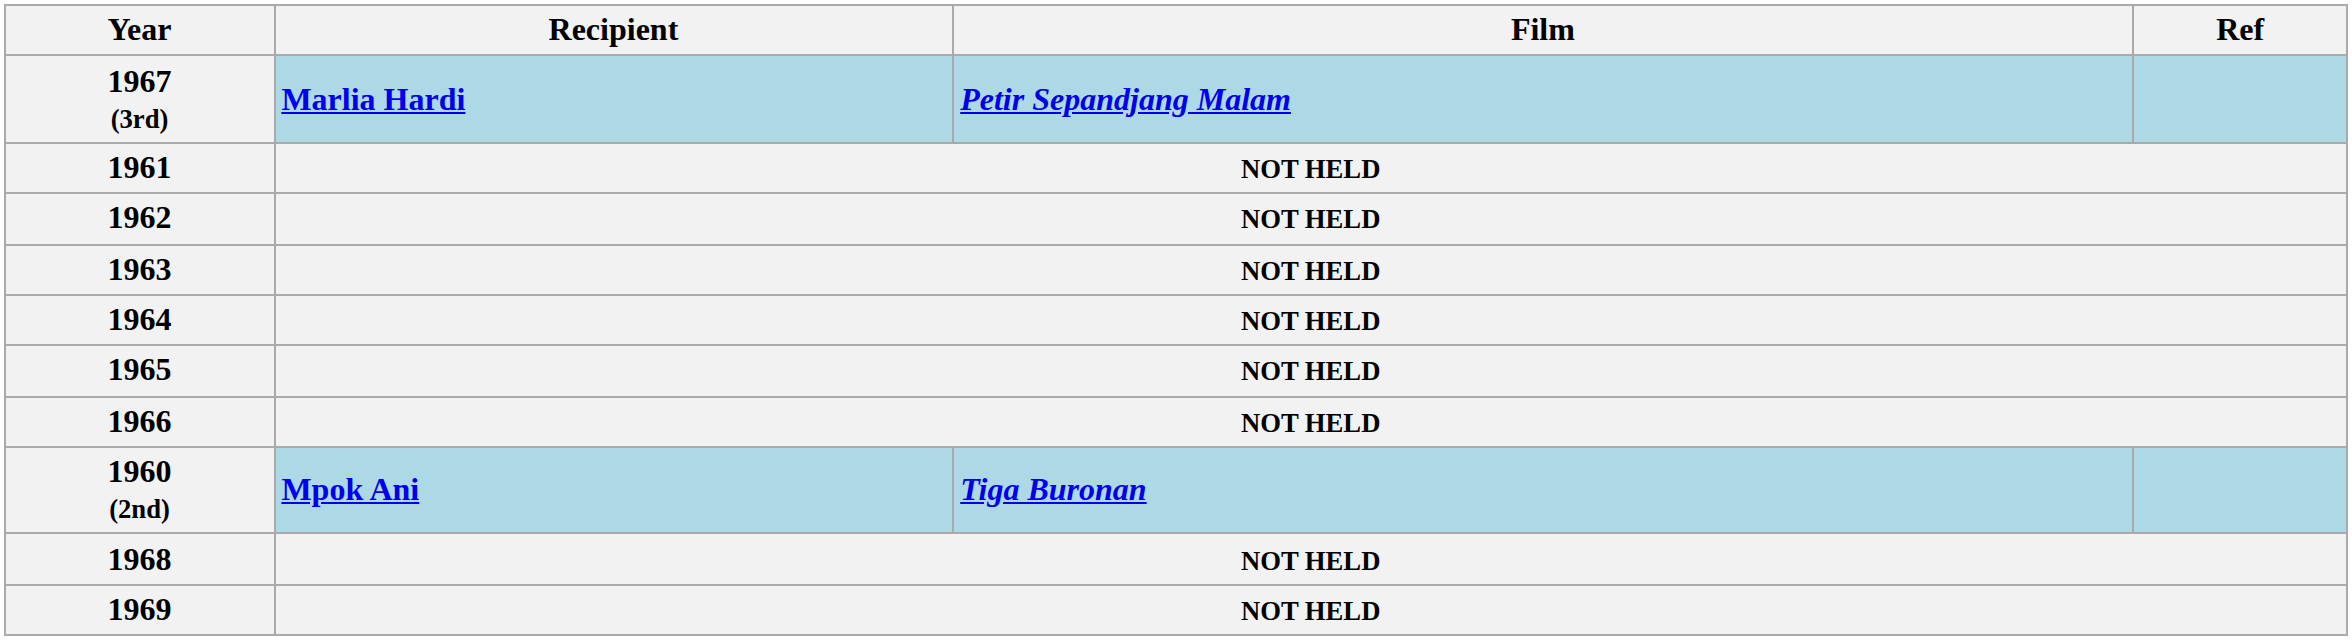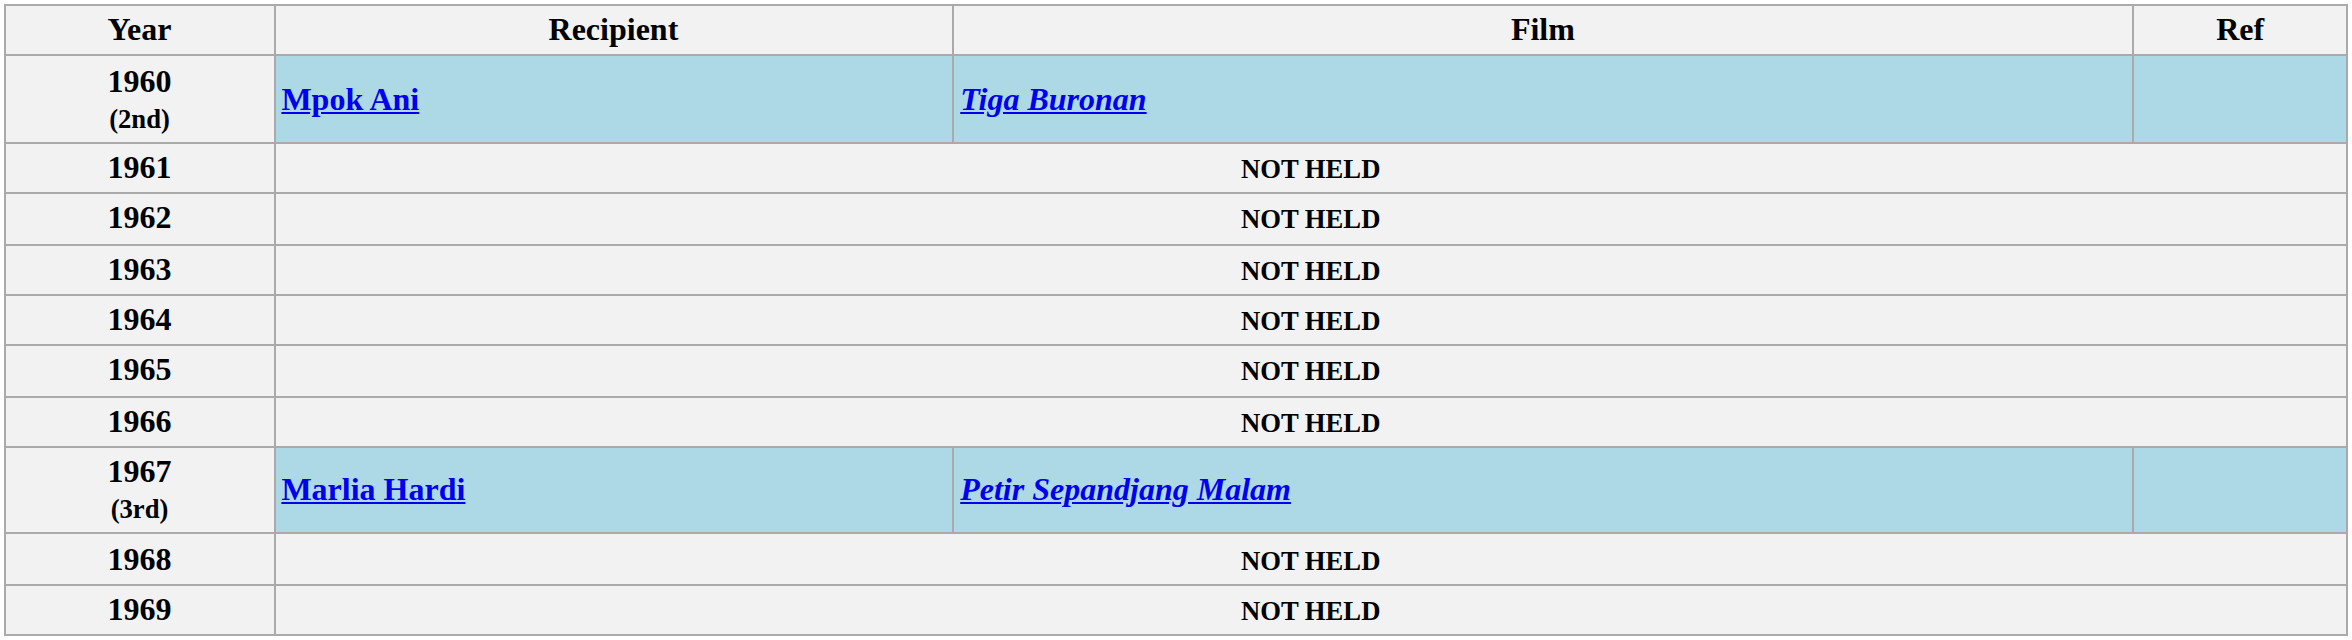rows swapped: (140, 489) <-> (140, 98)
